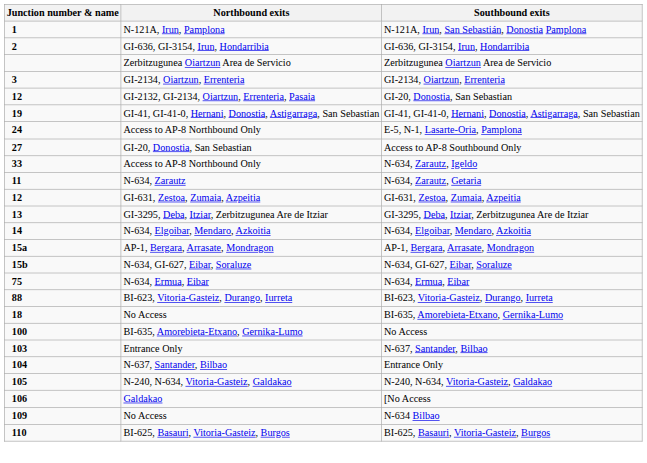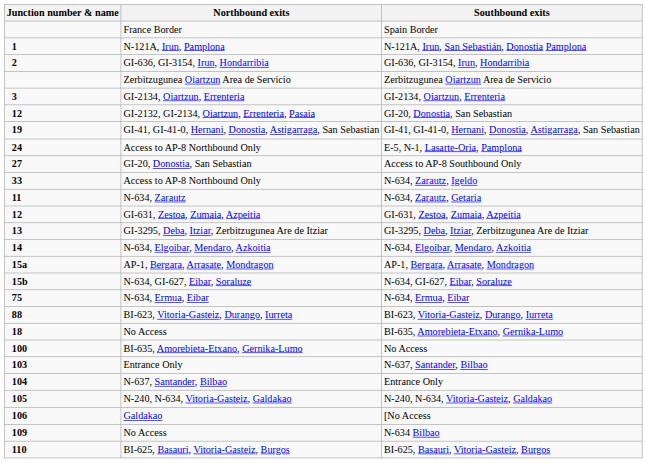+ row: (411, 29)
